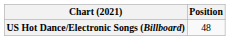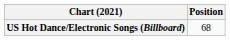(206, 27) 48 -> (206, 27) 68
